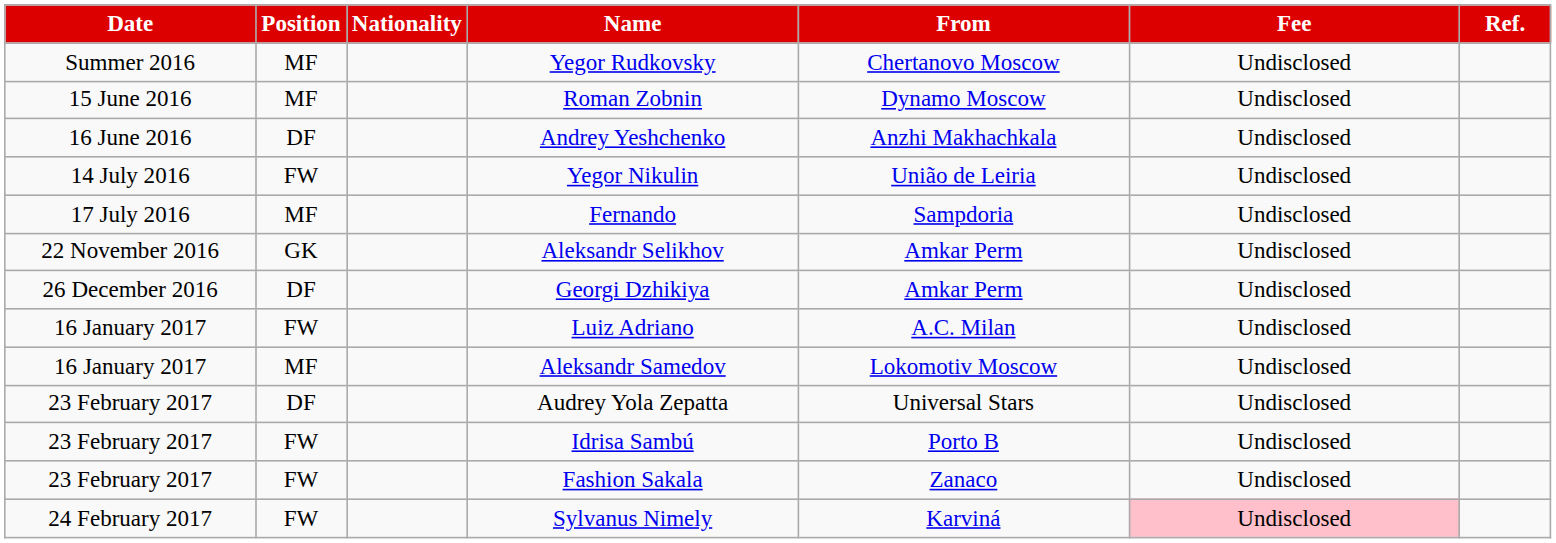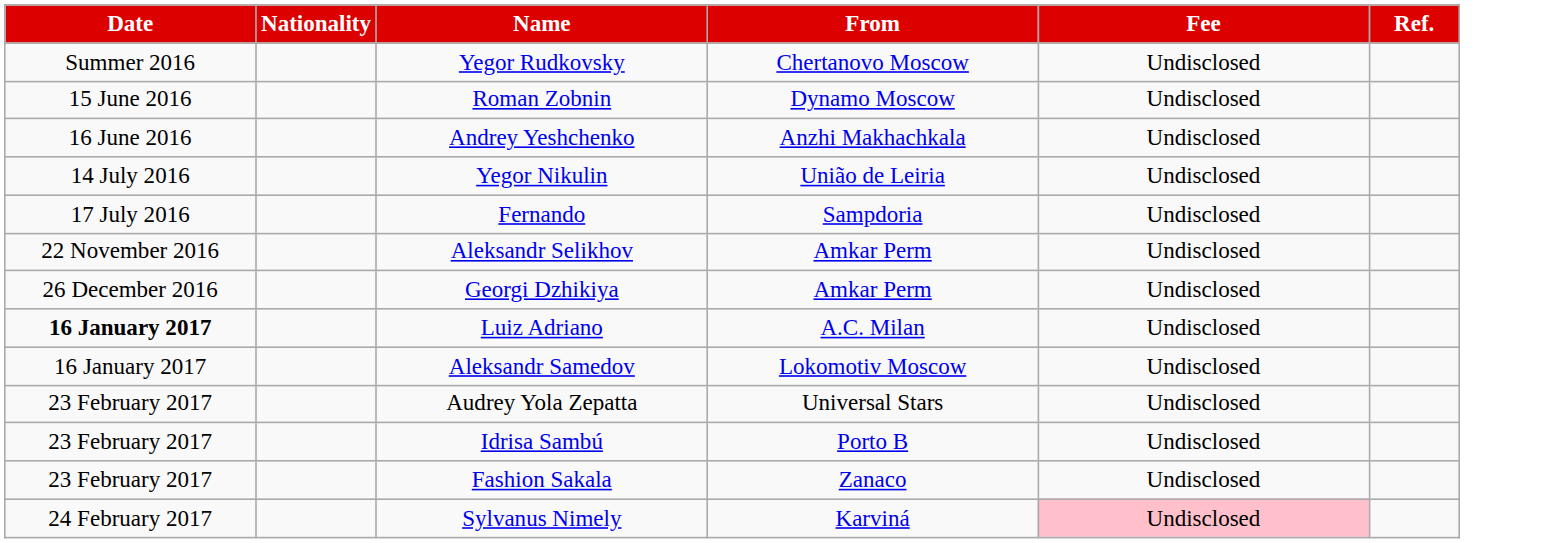- column: (301, 23)
(130, 327) normal -> (130, 327) bold
